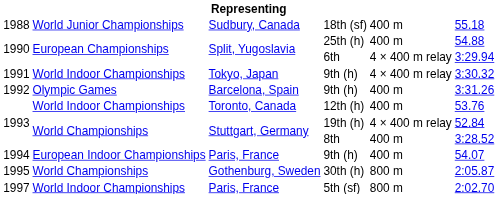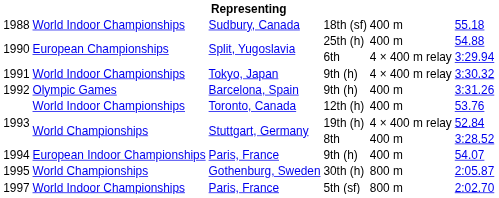(108, 25) World Junior Championships -> (109, 25) World Indoor Championships
